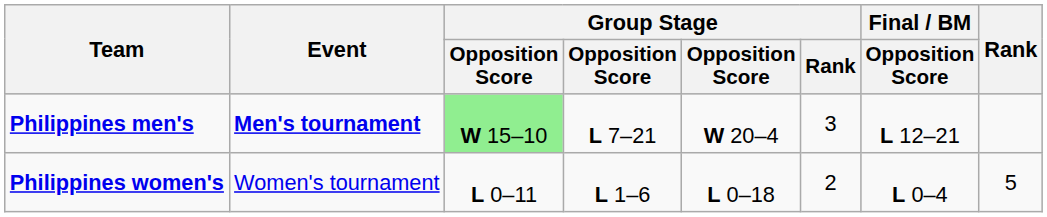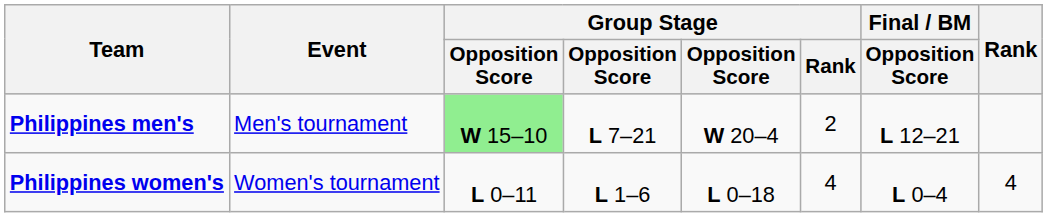(327, 124) bold -> (321, 124) normal
(831, 124) 3 -> (831, 124) 2
(831, 182) 2 -> (831, 182) 4
(1011, 182) 5 -> (1011, 182) 4
